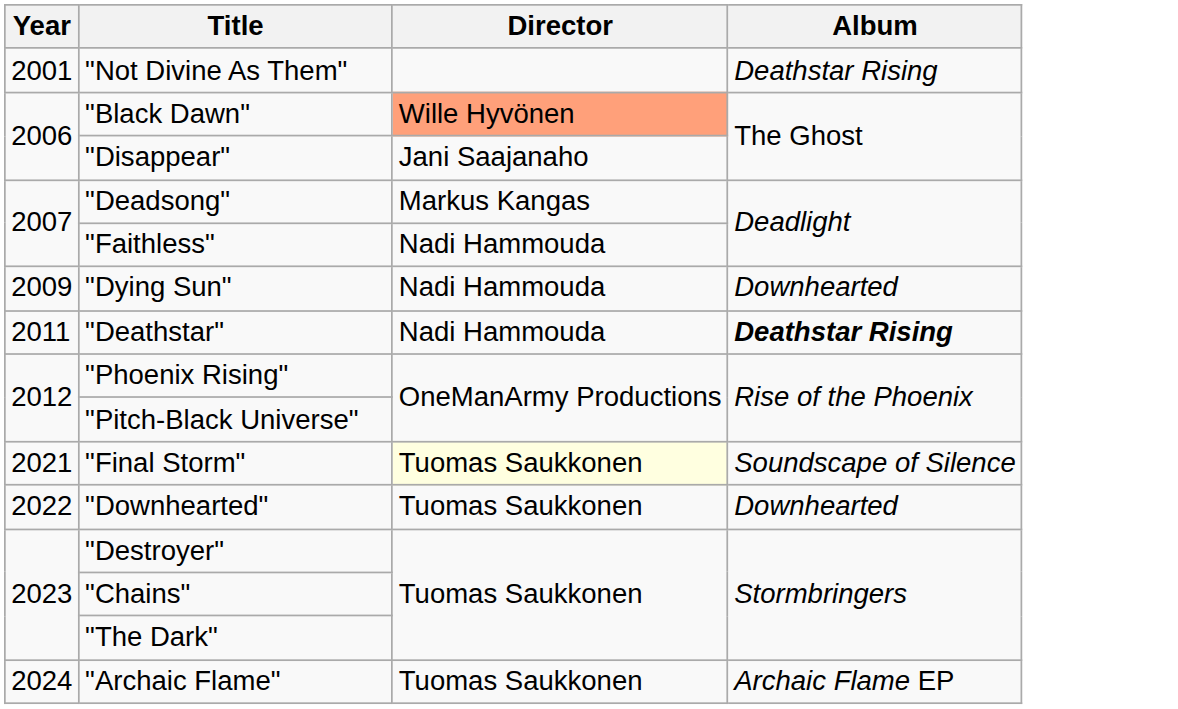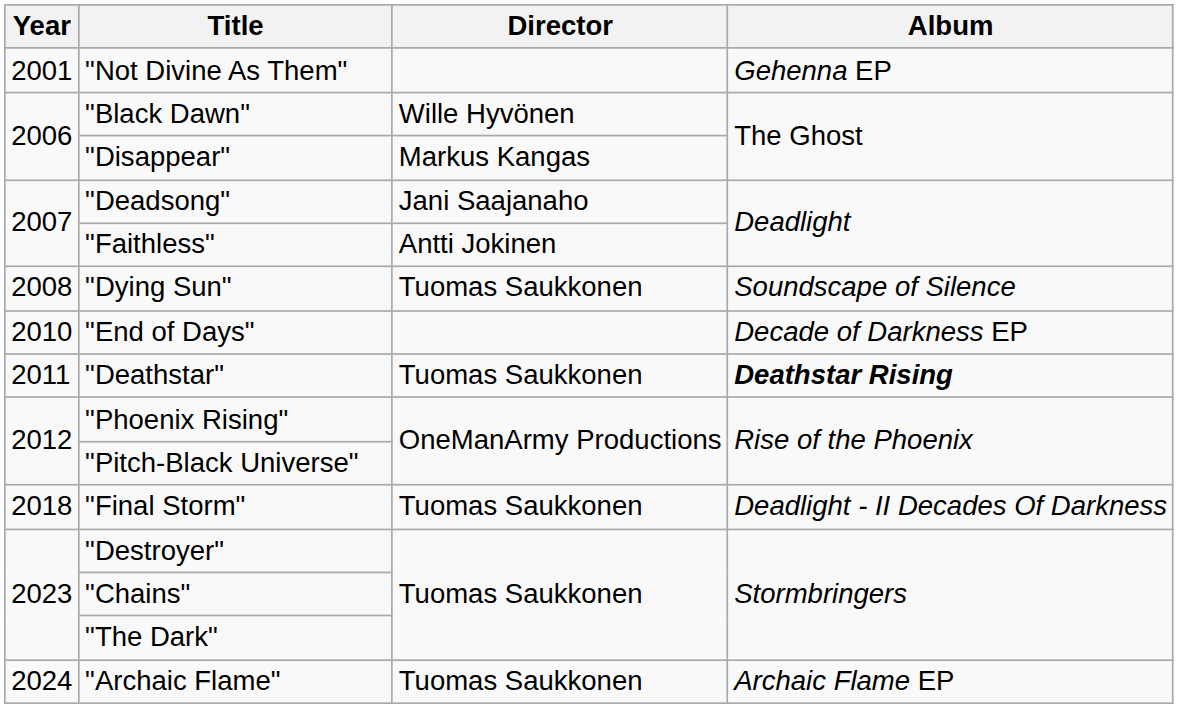(836, 69) Deathstar Rising -> (813, 69) Gehenna EP
(487, 113) lightsalmon background -> (487, 113) no background
(494, 157) Jani Saajanaho -> (494, 157) Markus Kangas
(494, 200) Markus Kangas -> (494, 200) Jani Saajanaho
(502, 244) Nadi Hammouda -> (478, 244) Antti Jokinen
(42, 288) 2009 -> (42, 288) 2008
(502, 288) Nadi Hammouda -> (521, 288) Tuomas Saukkonen
(816, 288) Downhearted -> (875, 288) Soundscape of Silence
+ row: (170, 331)
(502, 331) Nadi Hammouda -> (521, 375) Tuomas Saukkonen
(42, 462) 2021 -> (42, 506) 2018
(521, 462) lightyellow background -> (521, 506) no background
(875, 462) Soundscape of Silence -> (951, 506) Deadlight - II Decades Of Darkness
- row: (177, 506)
